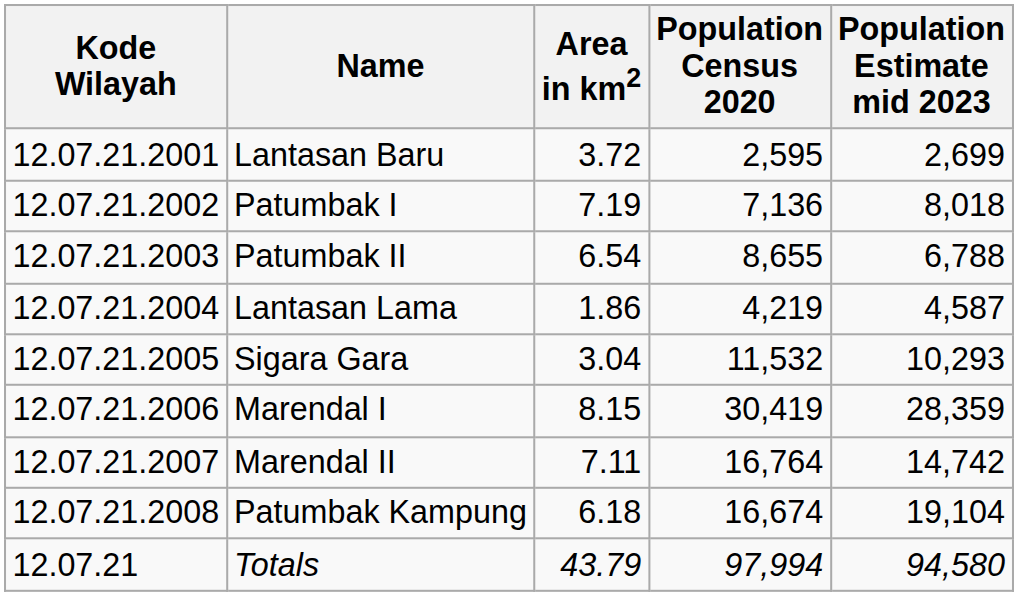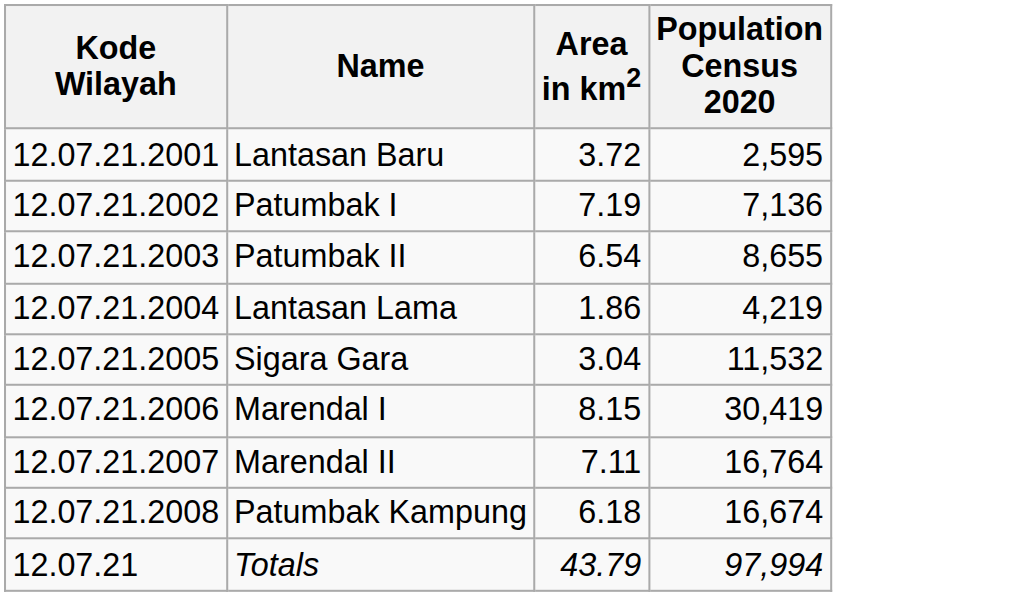- column: (921, 66)
